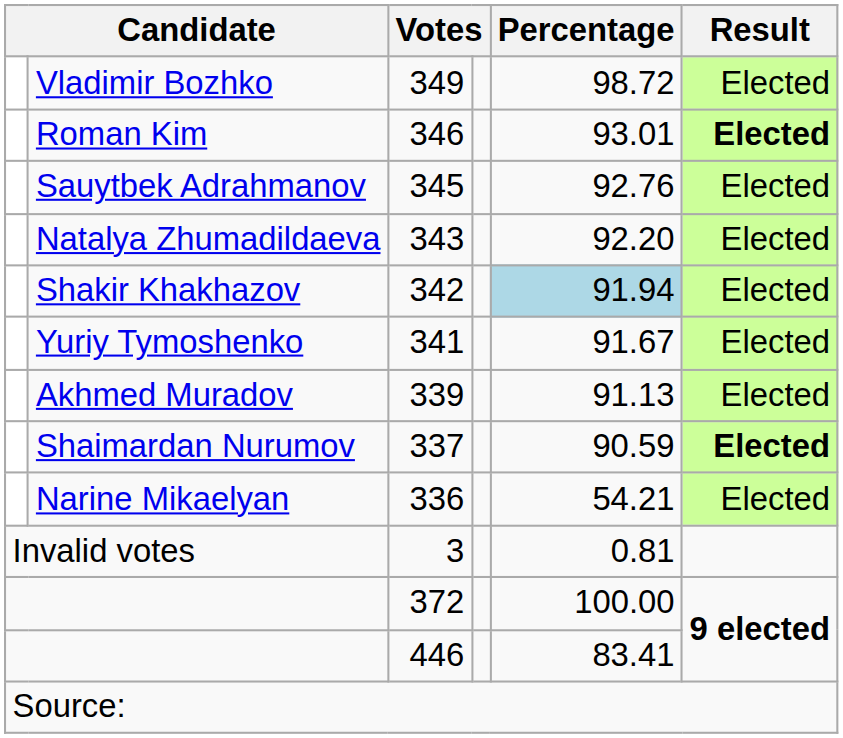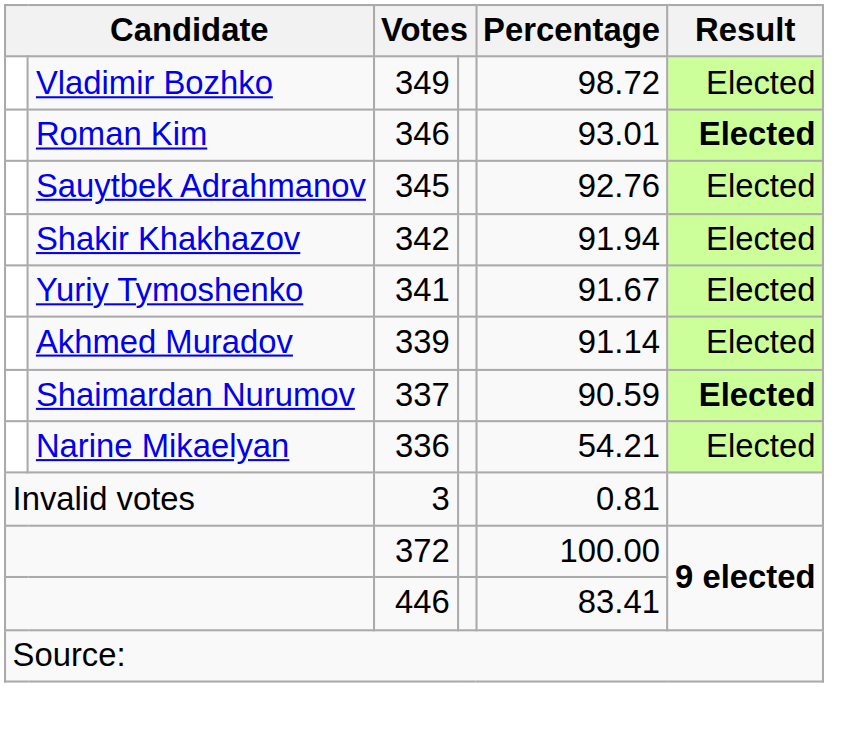- row: (208, 238)
(633, 290) lightblue background -> (619, 238) no background
(633, 394) 91.13 -> (619, 342) 91.14
